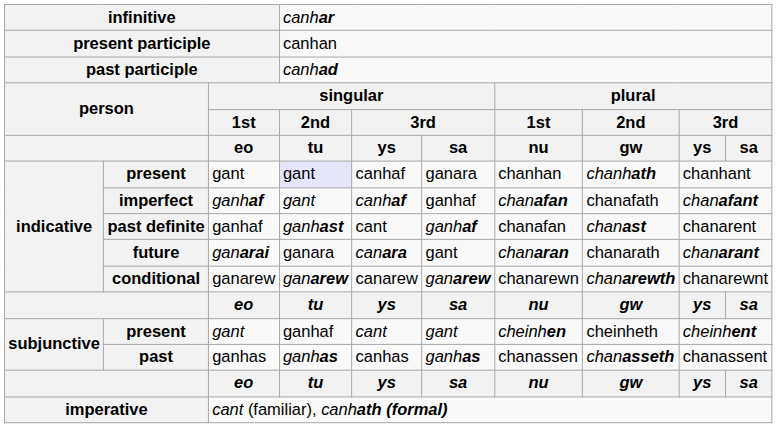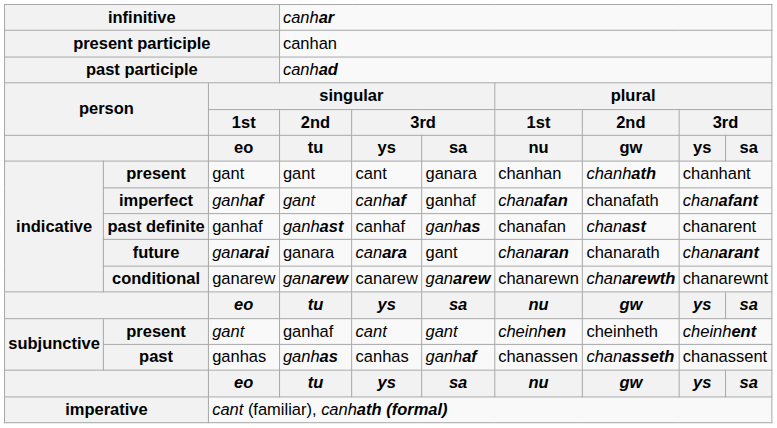(299, 174) lavender background -> (299, 174) no background
(380, 174) canhaf -> (371, 174) cant
(371, 226) cant -> (380, 226) canhaf
(451, 226) ganhaf -> (453, 226) ganhas
(453, 357) ganhas -> (451, 357) ganhaf
